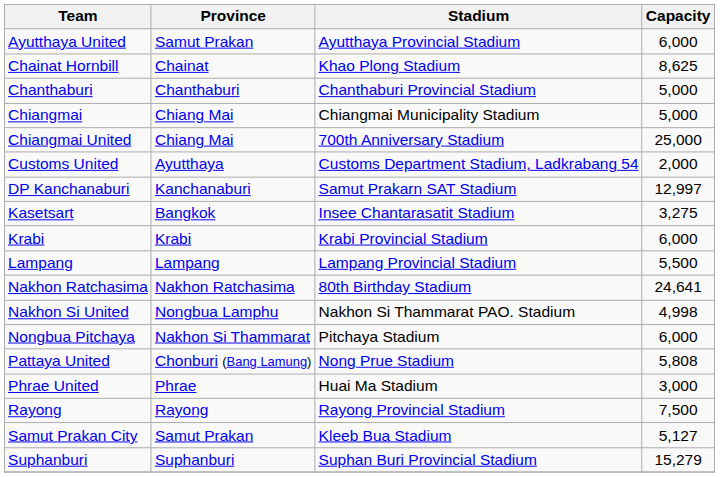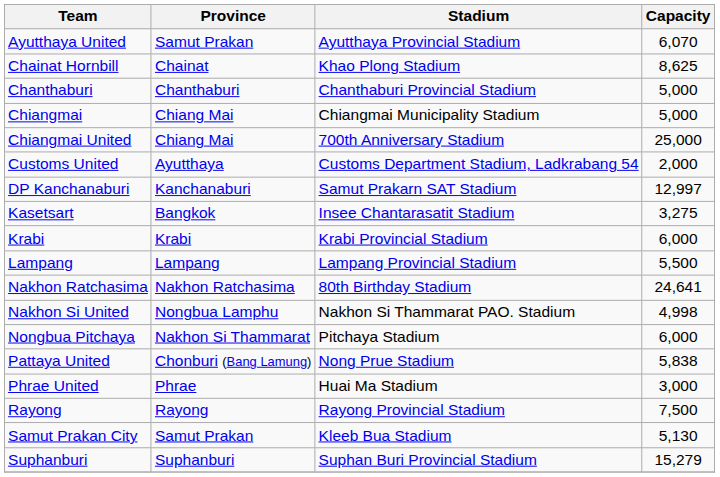(678, 41) 6,000 -> (678, 41) 6,070
(678, 361) 5,808 -> (678, 361) 5,838
(678, 435) 5,127 -> (678, 435) 5,130
